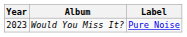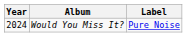(17, 25) 2023 -> (17, 25) 2024
